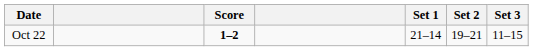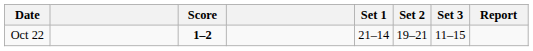+ column: (499, 15)
